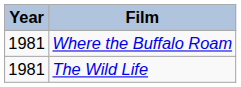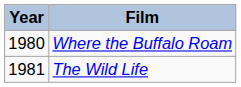(27, 44) 1981 -> (27, 44) 1980
